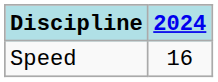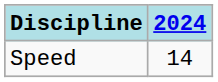(180, 59) 16 -> (180, 59) 14
